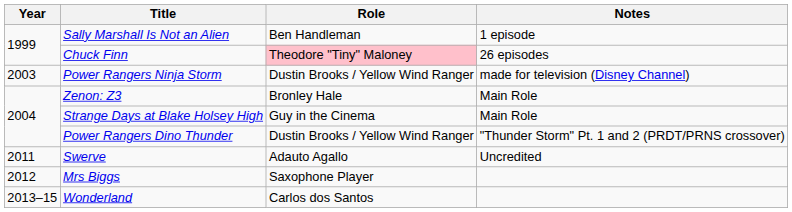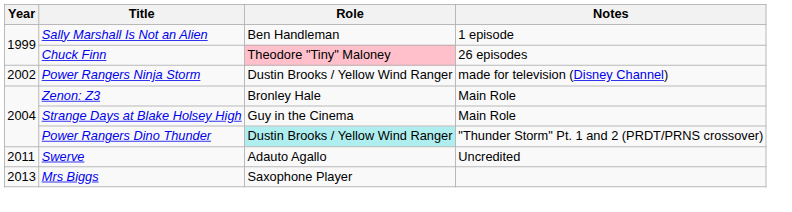(22, 75) 2003 -> (22, 75) 2002
(371, 136) no background -> (350, 136) paleturquoise background
(22, 177) 2012 -> (22, 177) 2013
- row: (98, 197)
